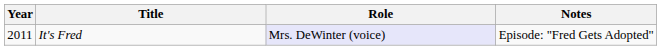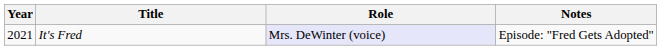(20, 34) 2011 -> (20, 34) 2021
